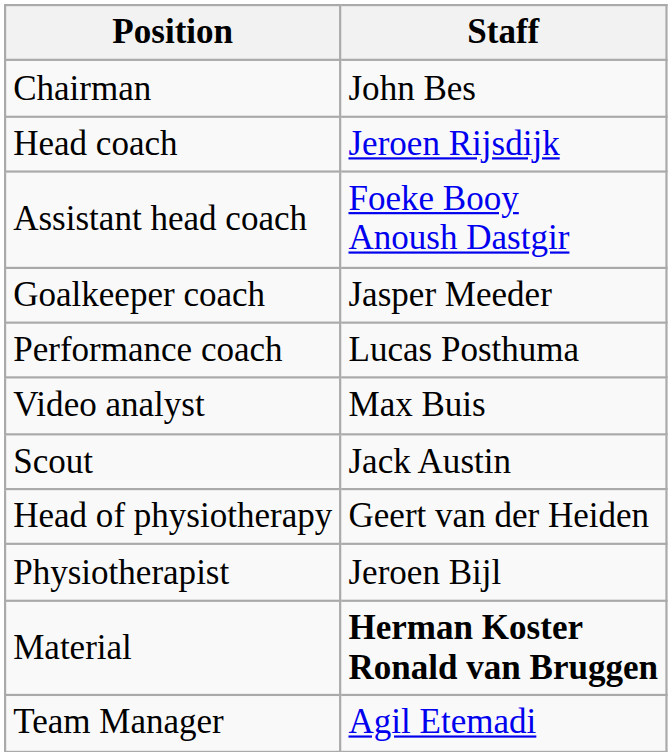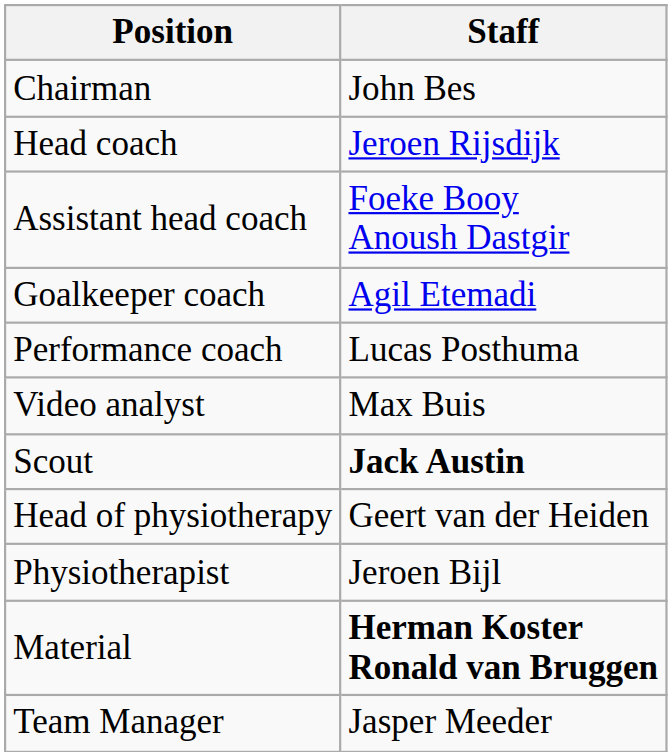(450, 293) Jasper Meeder -> (442, 293) Agil Etemadi
(430, 460) normal -> (437, 460) bold
(442, 722) Agil Etemadi -> (450, 722) Jasper Meeder
